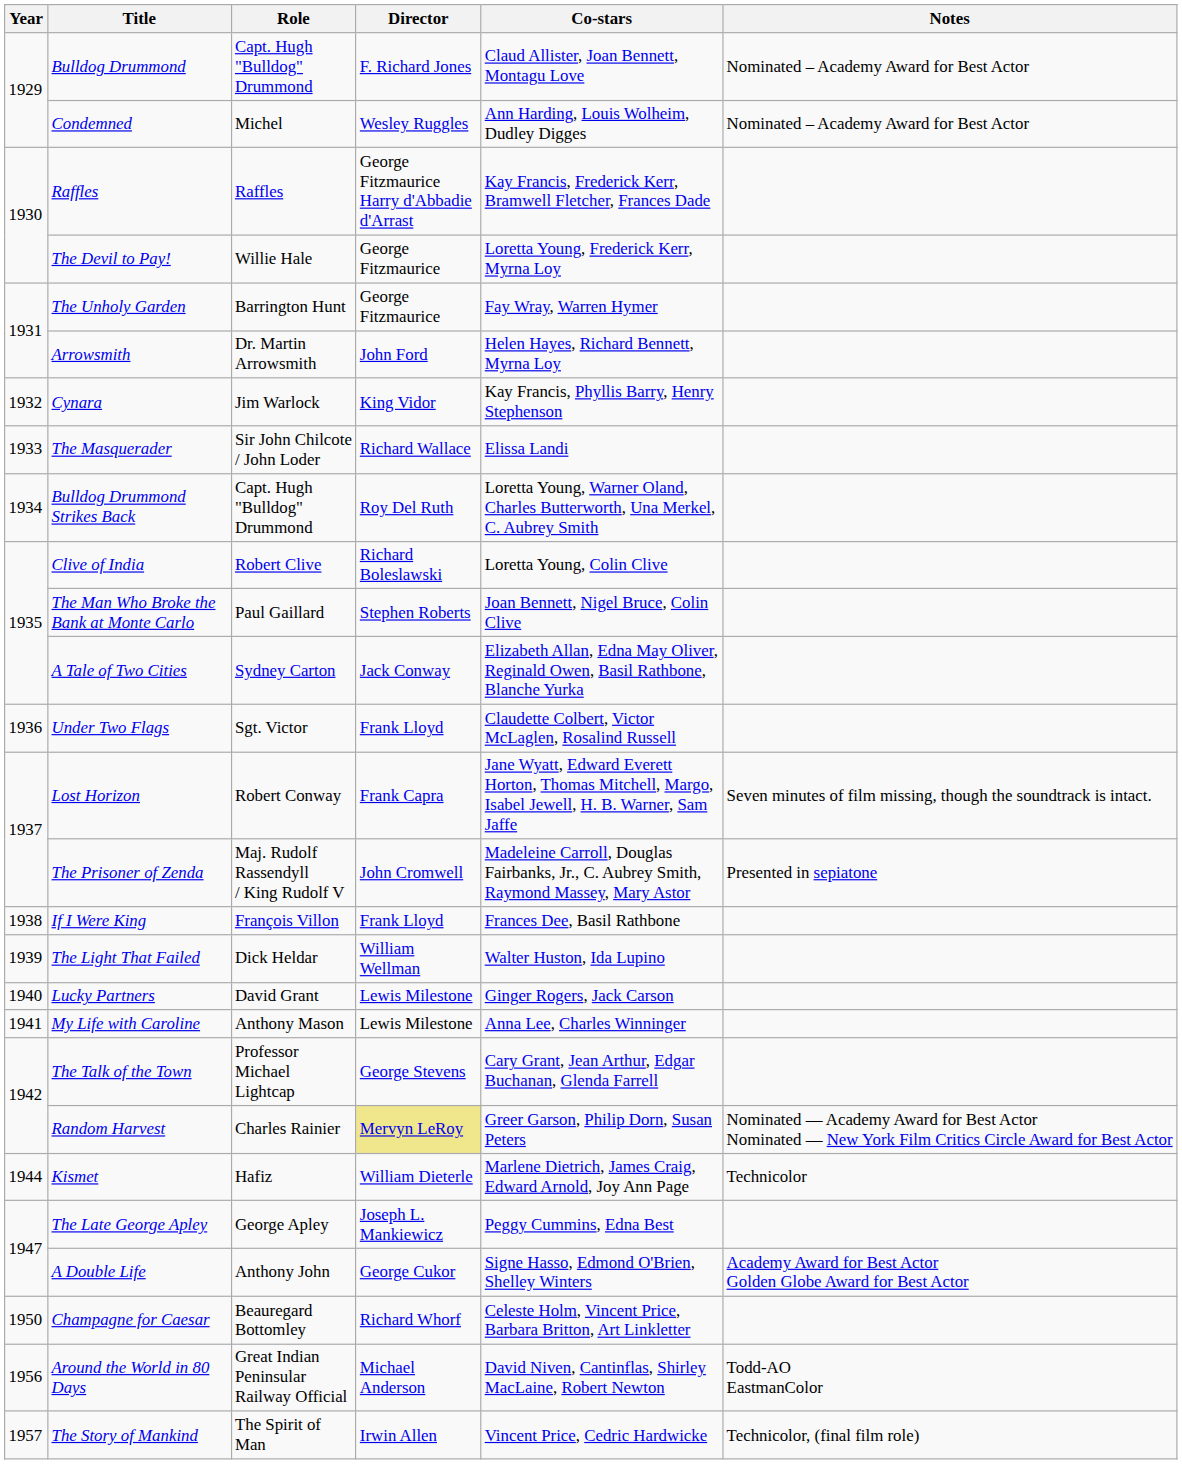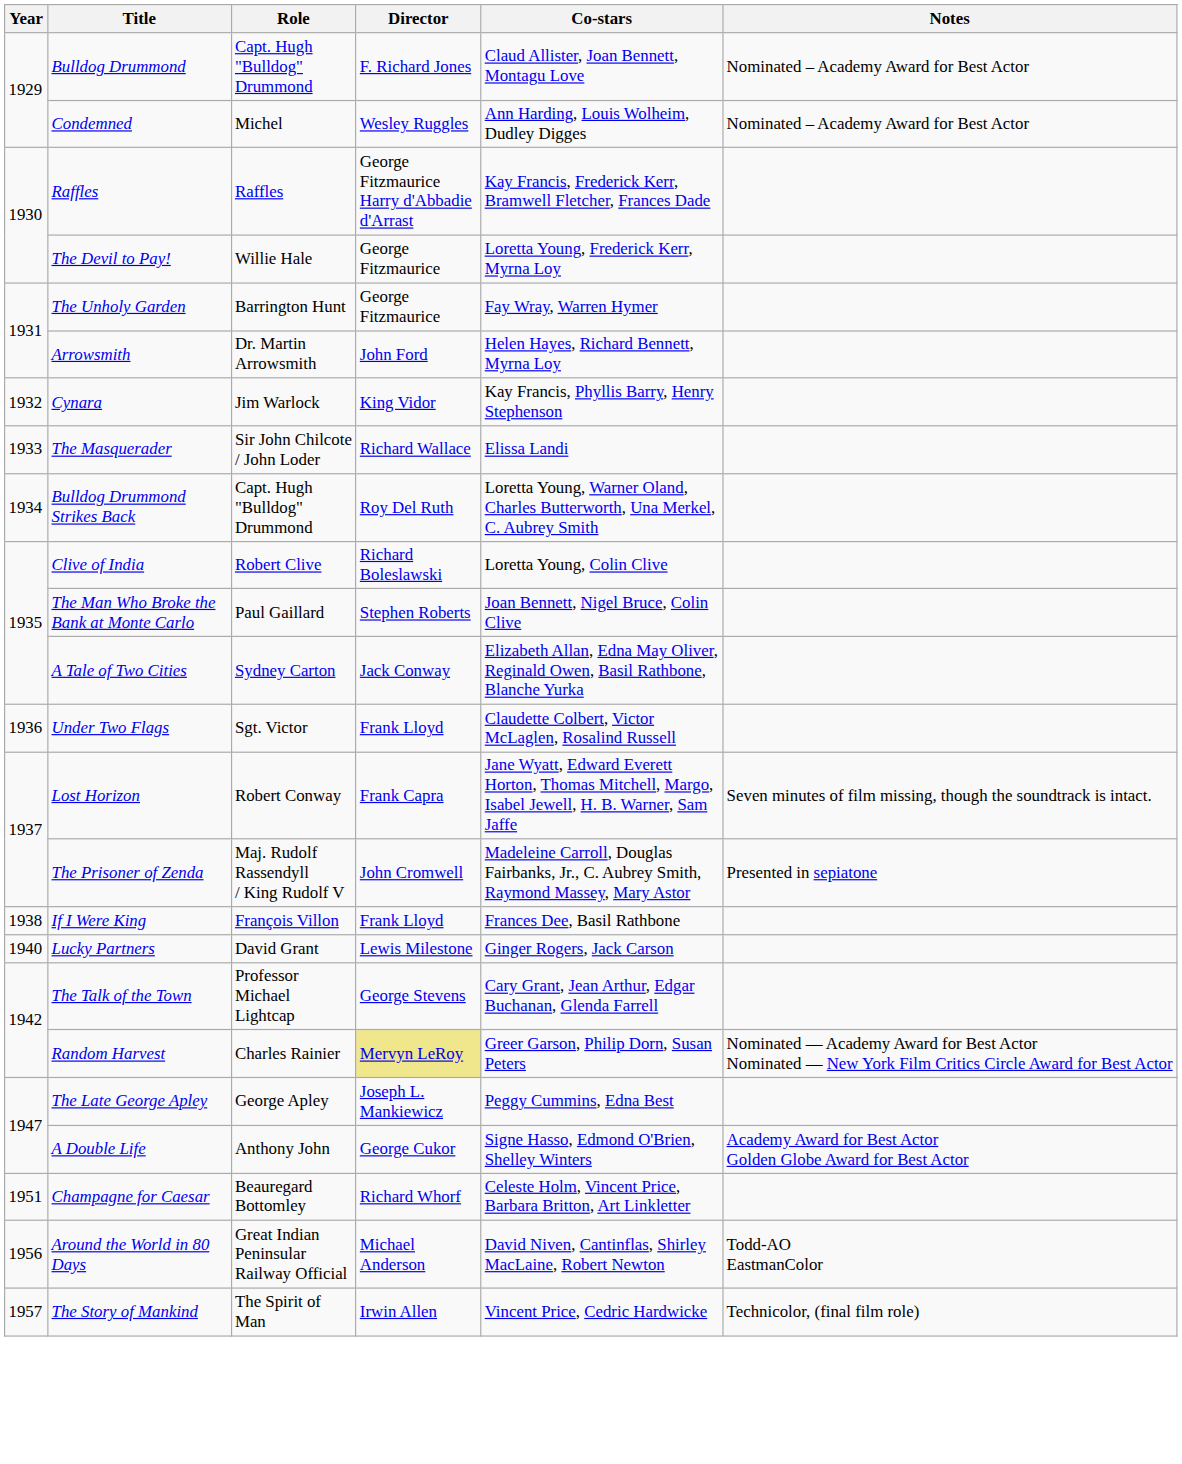- row: (126, 958)
- row: (126, 1024)
- row: (75, 1177)
(25, 1320) 1950 -> (25, 1196) 1951
